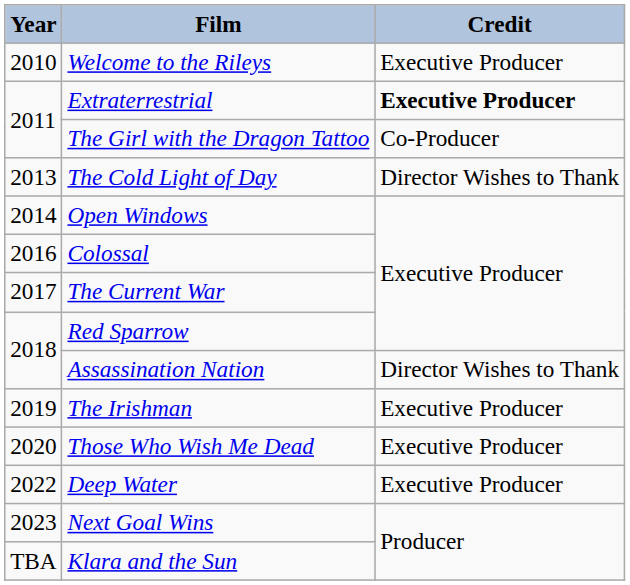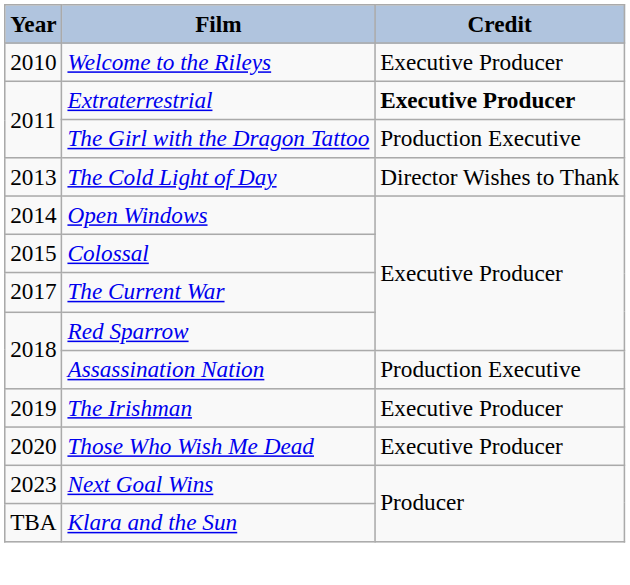(440, 138) Co-Producer -> (481, 138) Production Executive
(33, 253) 2016 -> (33, 253) 2015
(500, 368) Director Wishes to Thank -> (481, 368) Production Executive
- row: (122, 484)
